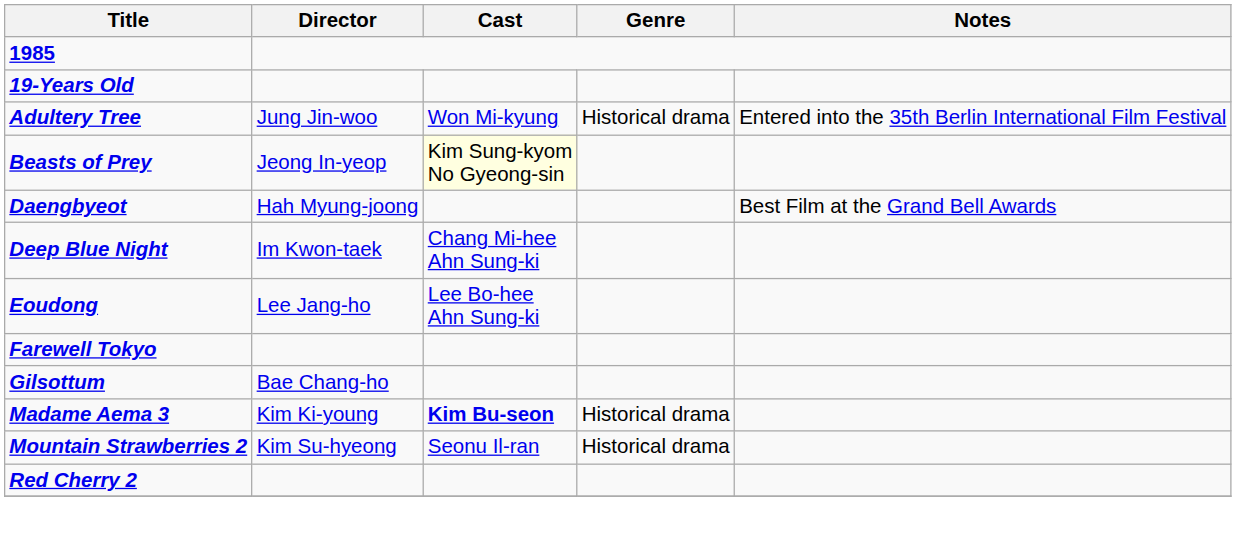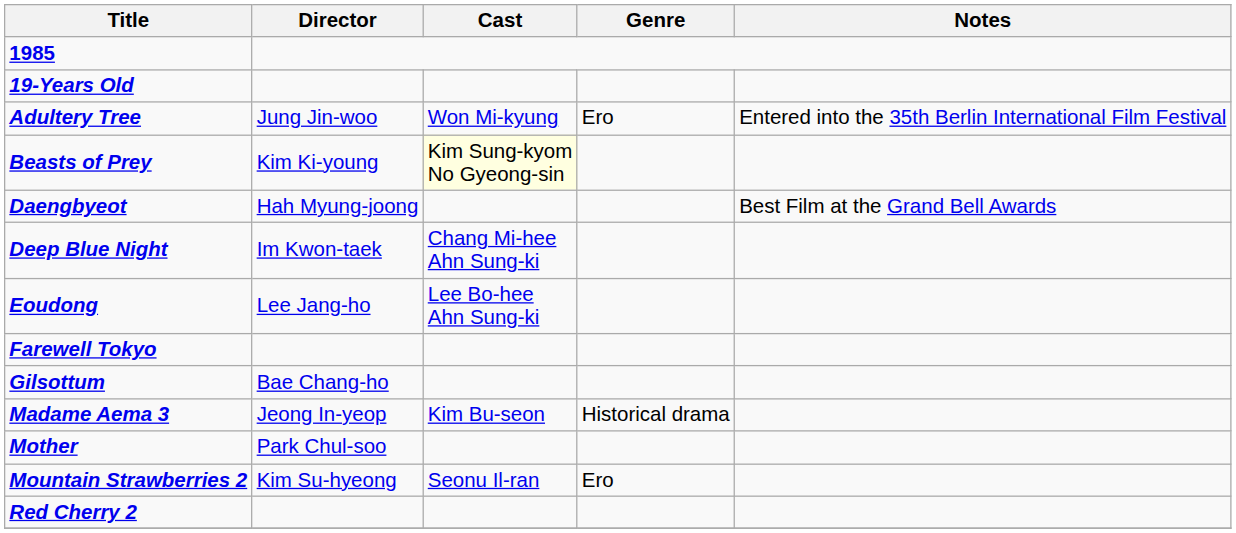(656, 118) Historical drama -> (598, 118) Ero
(322, 162) Jeong In-yeop -> (318, 162) Kim Ki-young
(318, 414) Kim Ki-young -> (322, 414) Jeong In-yeop
(491, 414) bold -> (486, 414) normal
+ row: (43, 447)
(656, 447) Historical drama -> (598, 479) Ero
